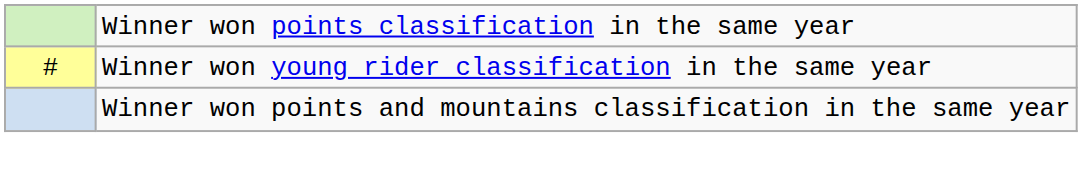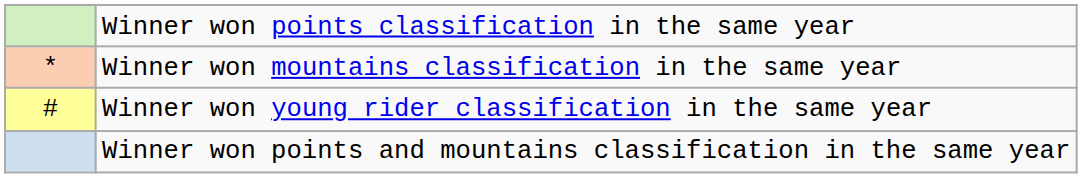+ row: (502, 68)
